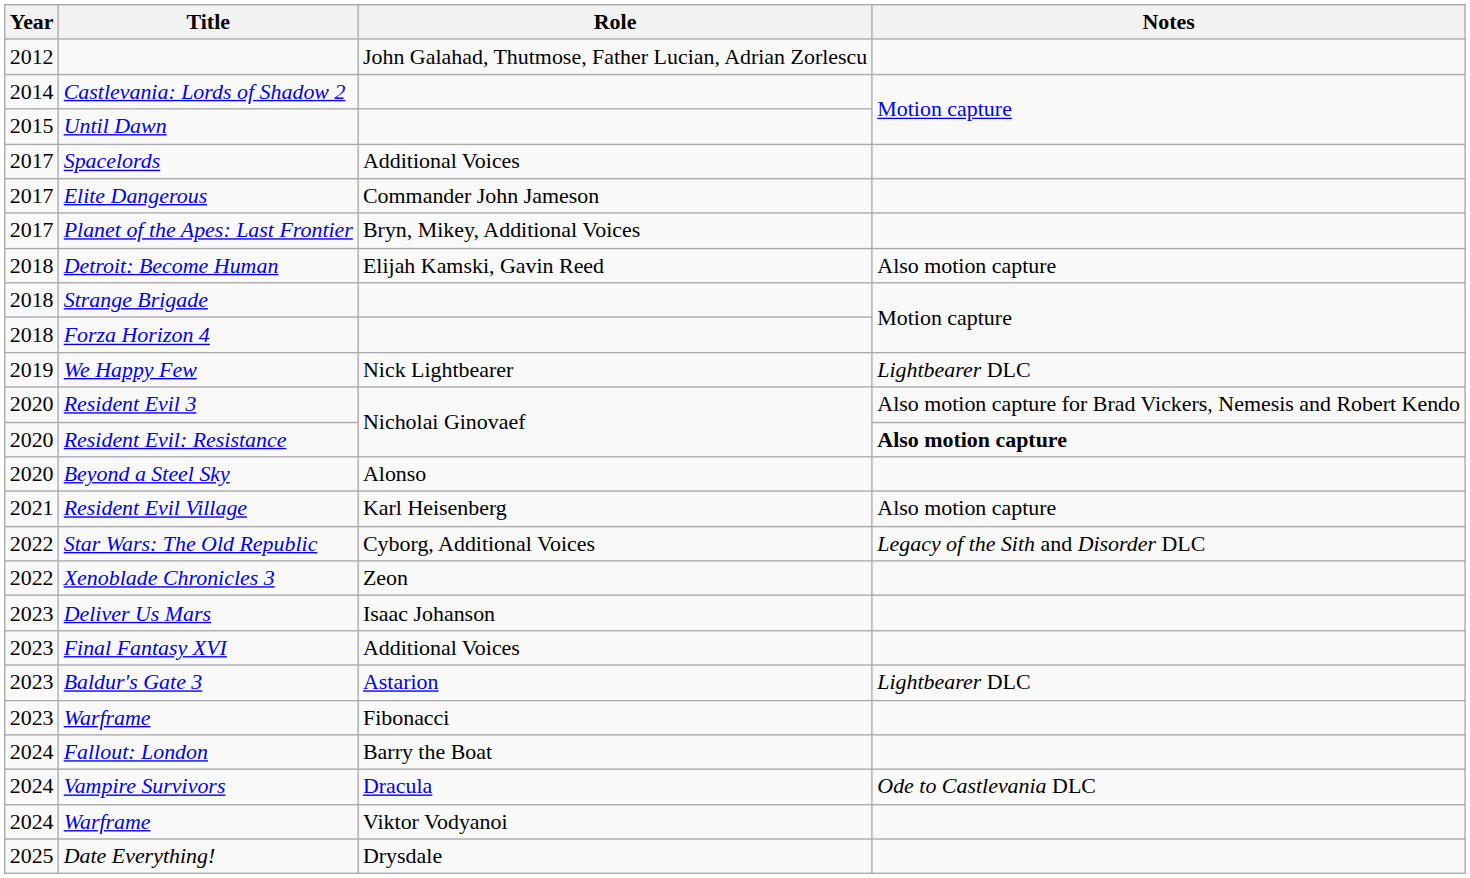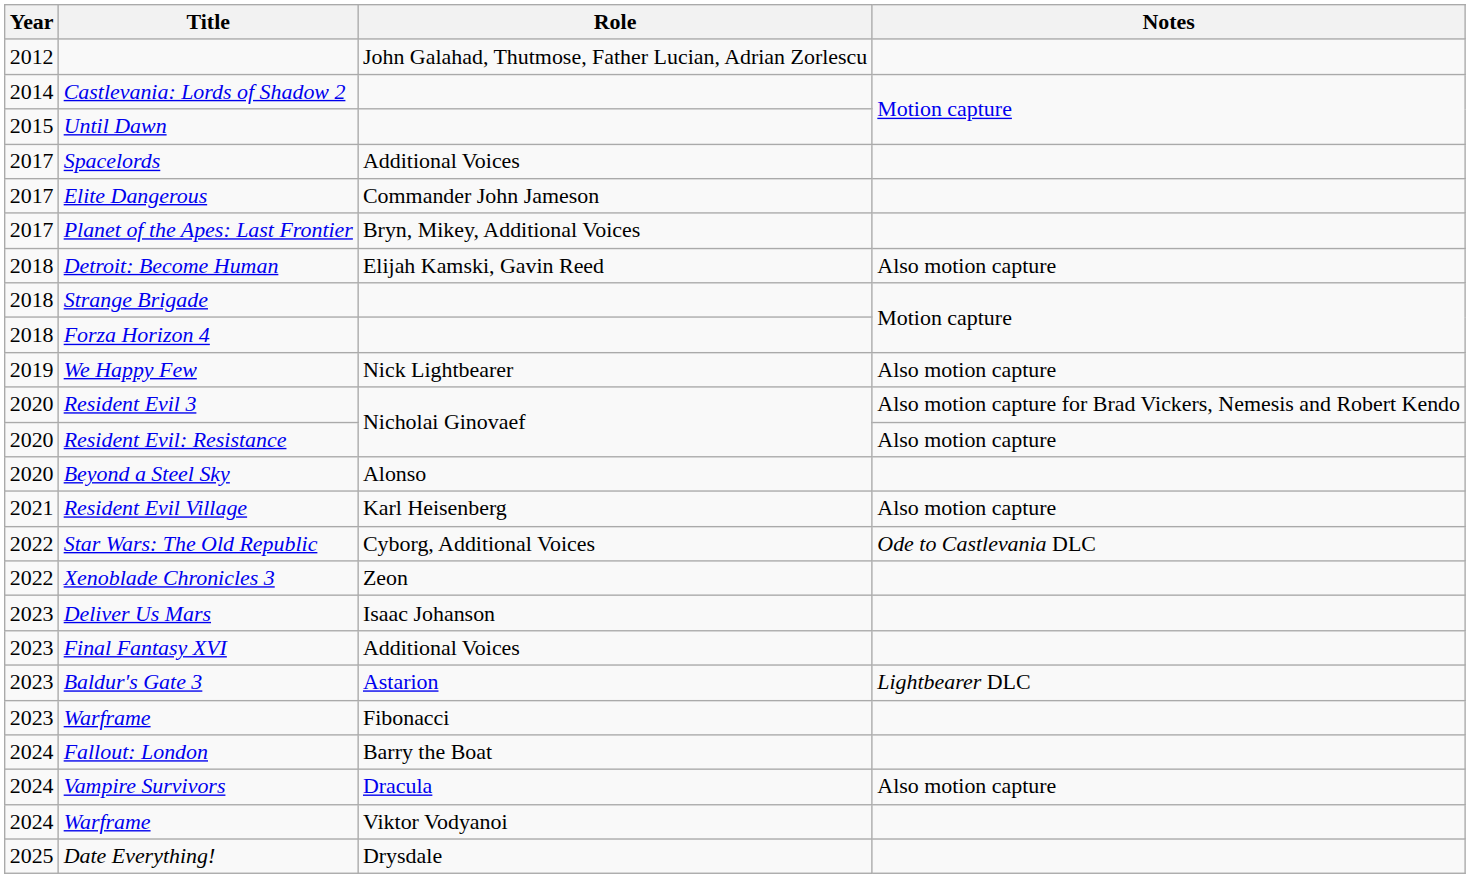(954, 369) Lightbearer DLC -> (967, 369) Also motion capture
(972, 439) bold -> (967, 439) normal
(1041, 543) Legacy of the Sith and Disorder DLC -> (987, 543) Ode to Castlevania DLC
(987, 786) Ode to Castlevania DLC -> (967, 786) Also motion capture
